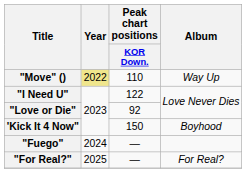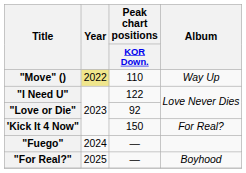(201, 127) Boyhood -> (201, 127) For Real?
(201, 160) For Real? -> (201, 160) Boyhood
